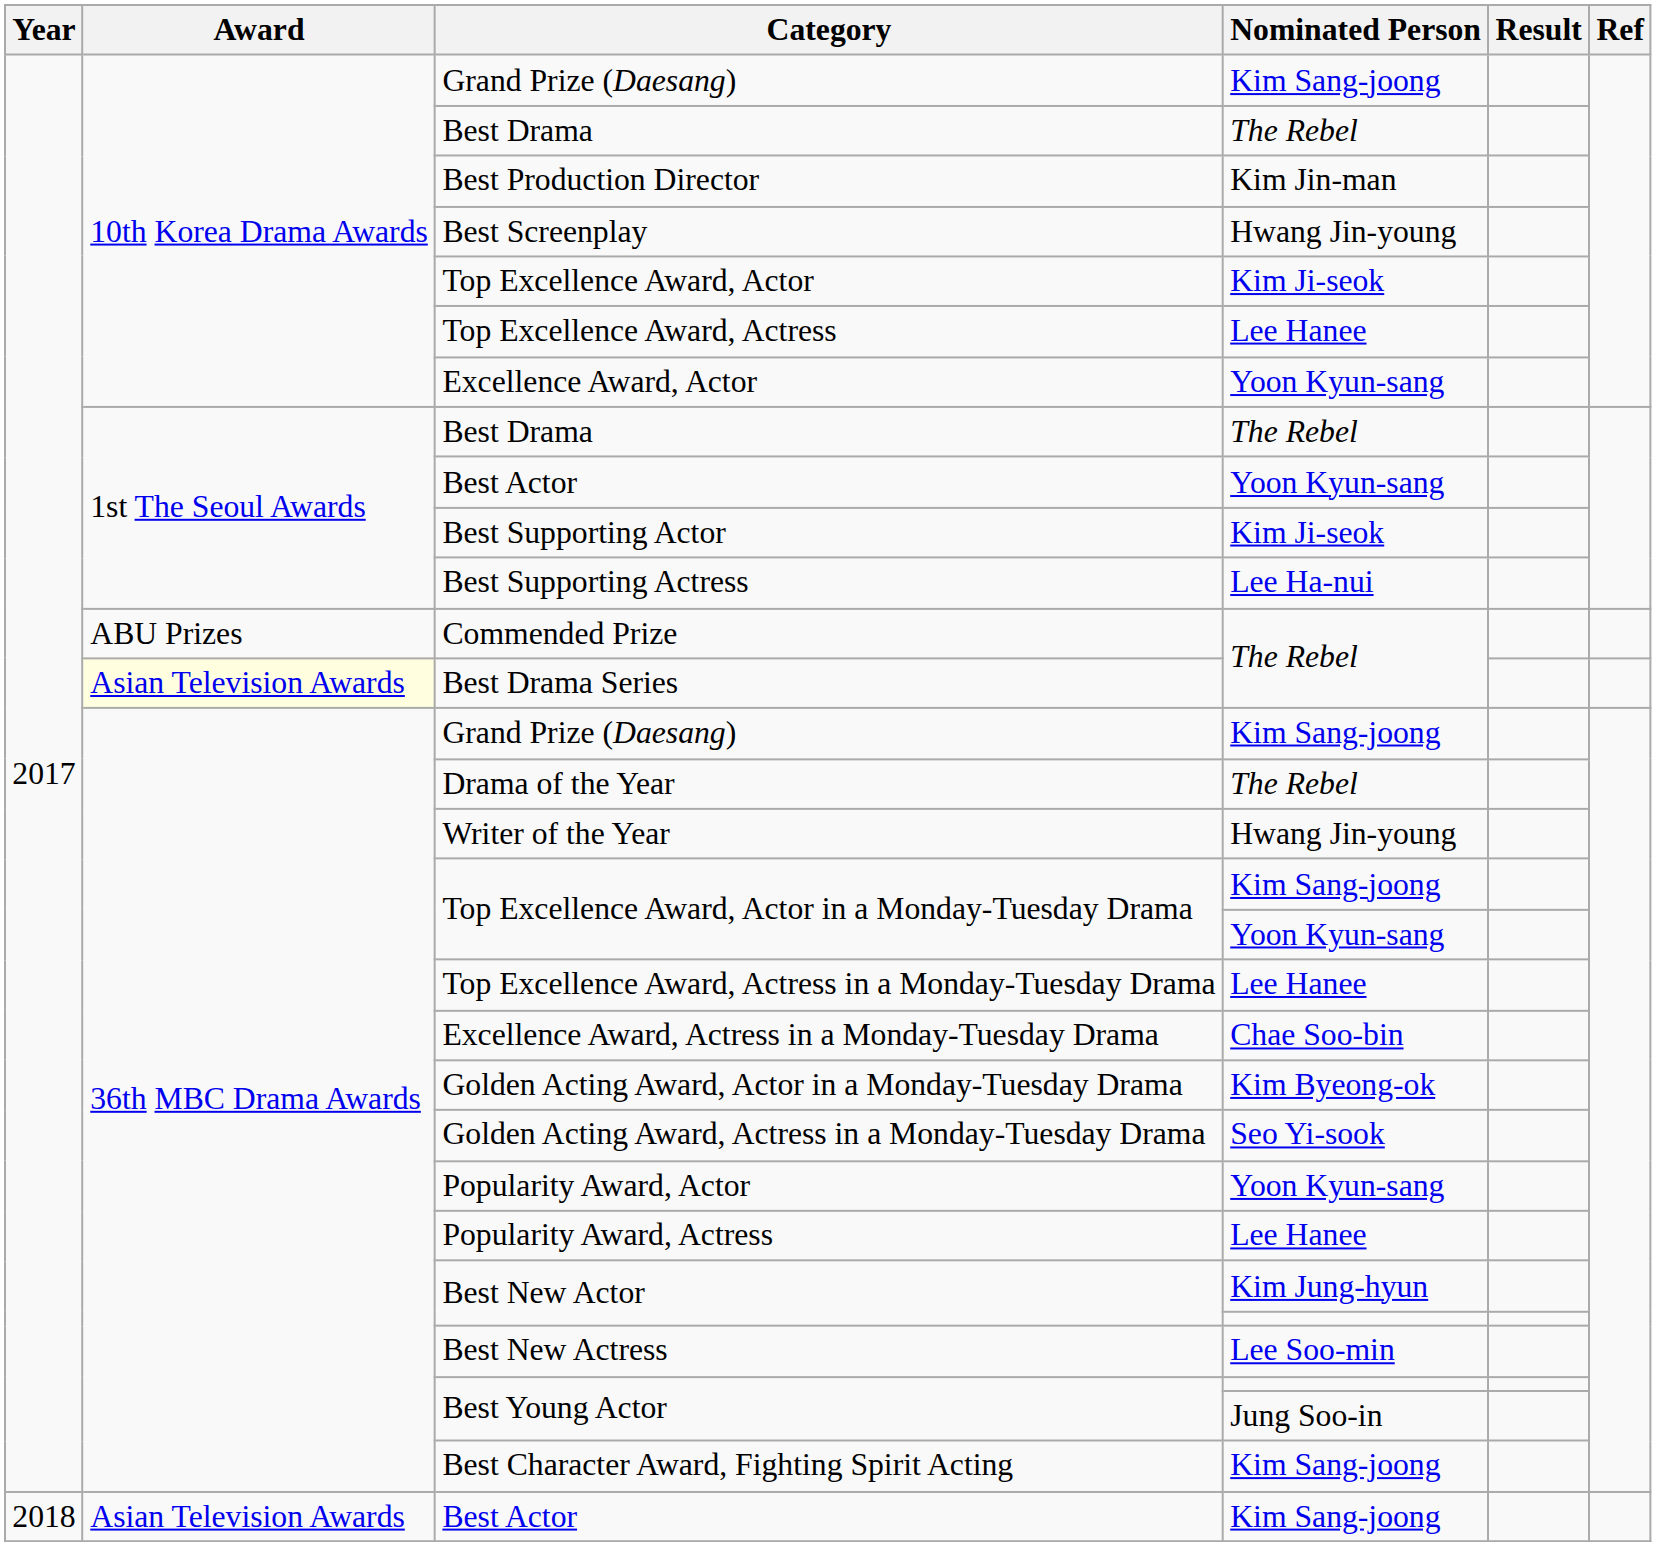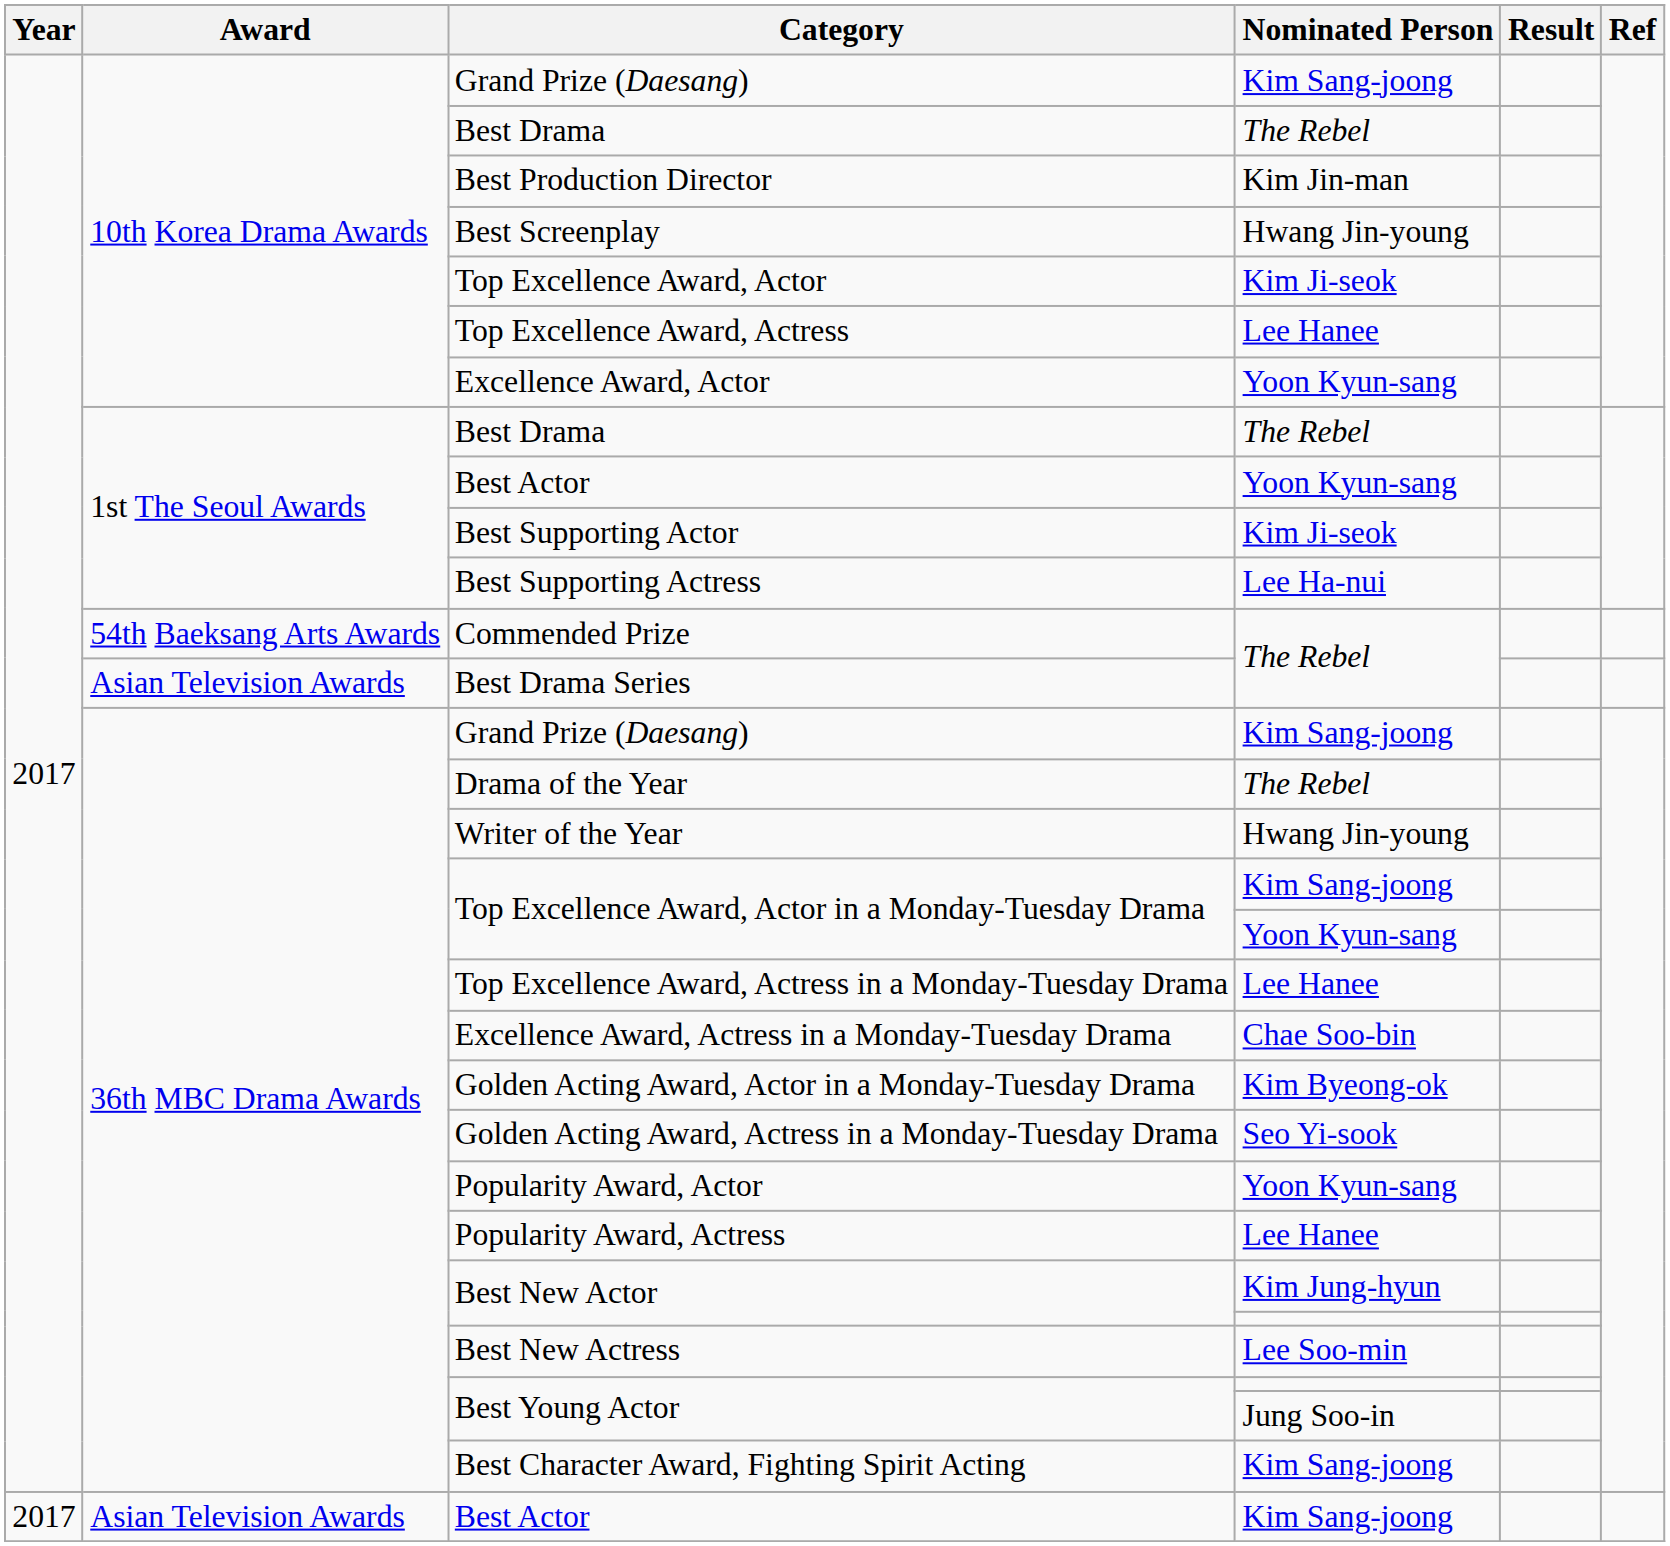(166, 632) ABU Prizes -> (265, 632) 54th Baeksang Arts Awards
(248, 682) lightyellow background -> (248, 682) no background
(44, 1515) 2018 -> (44, 1515) 2017
